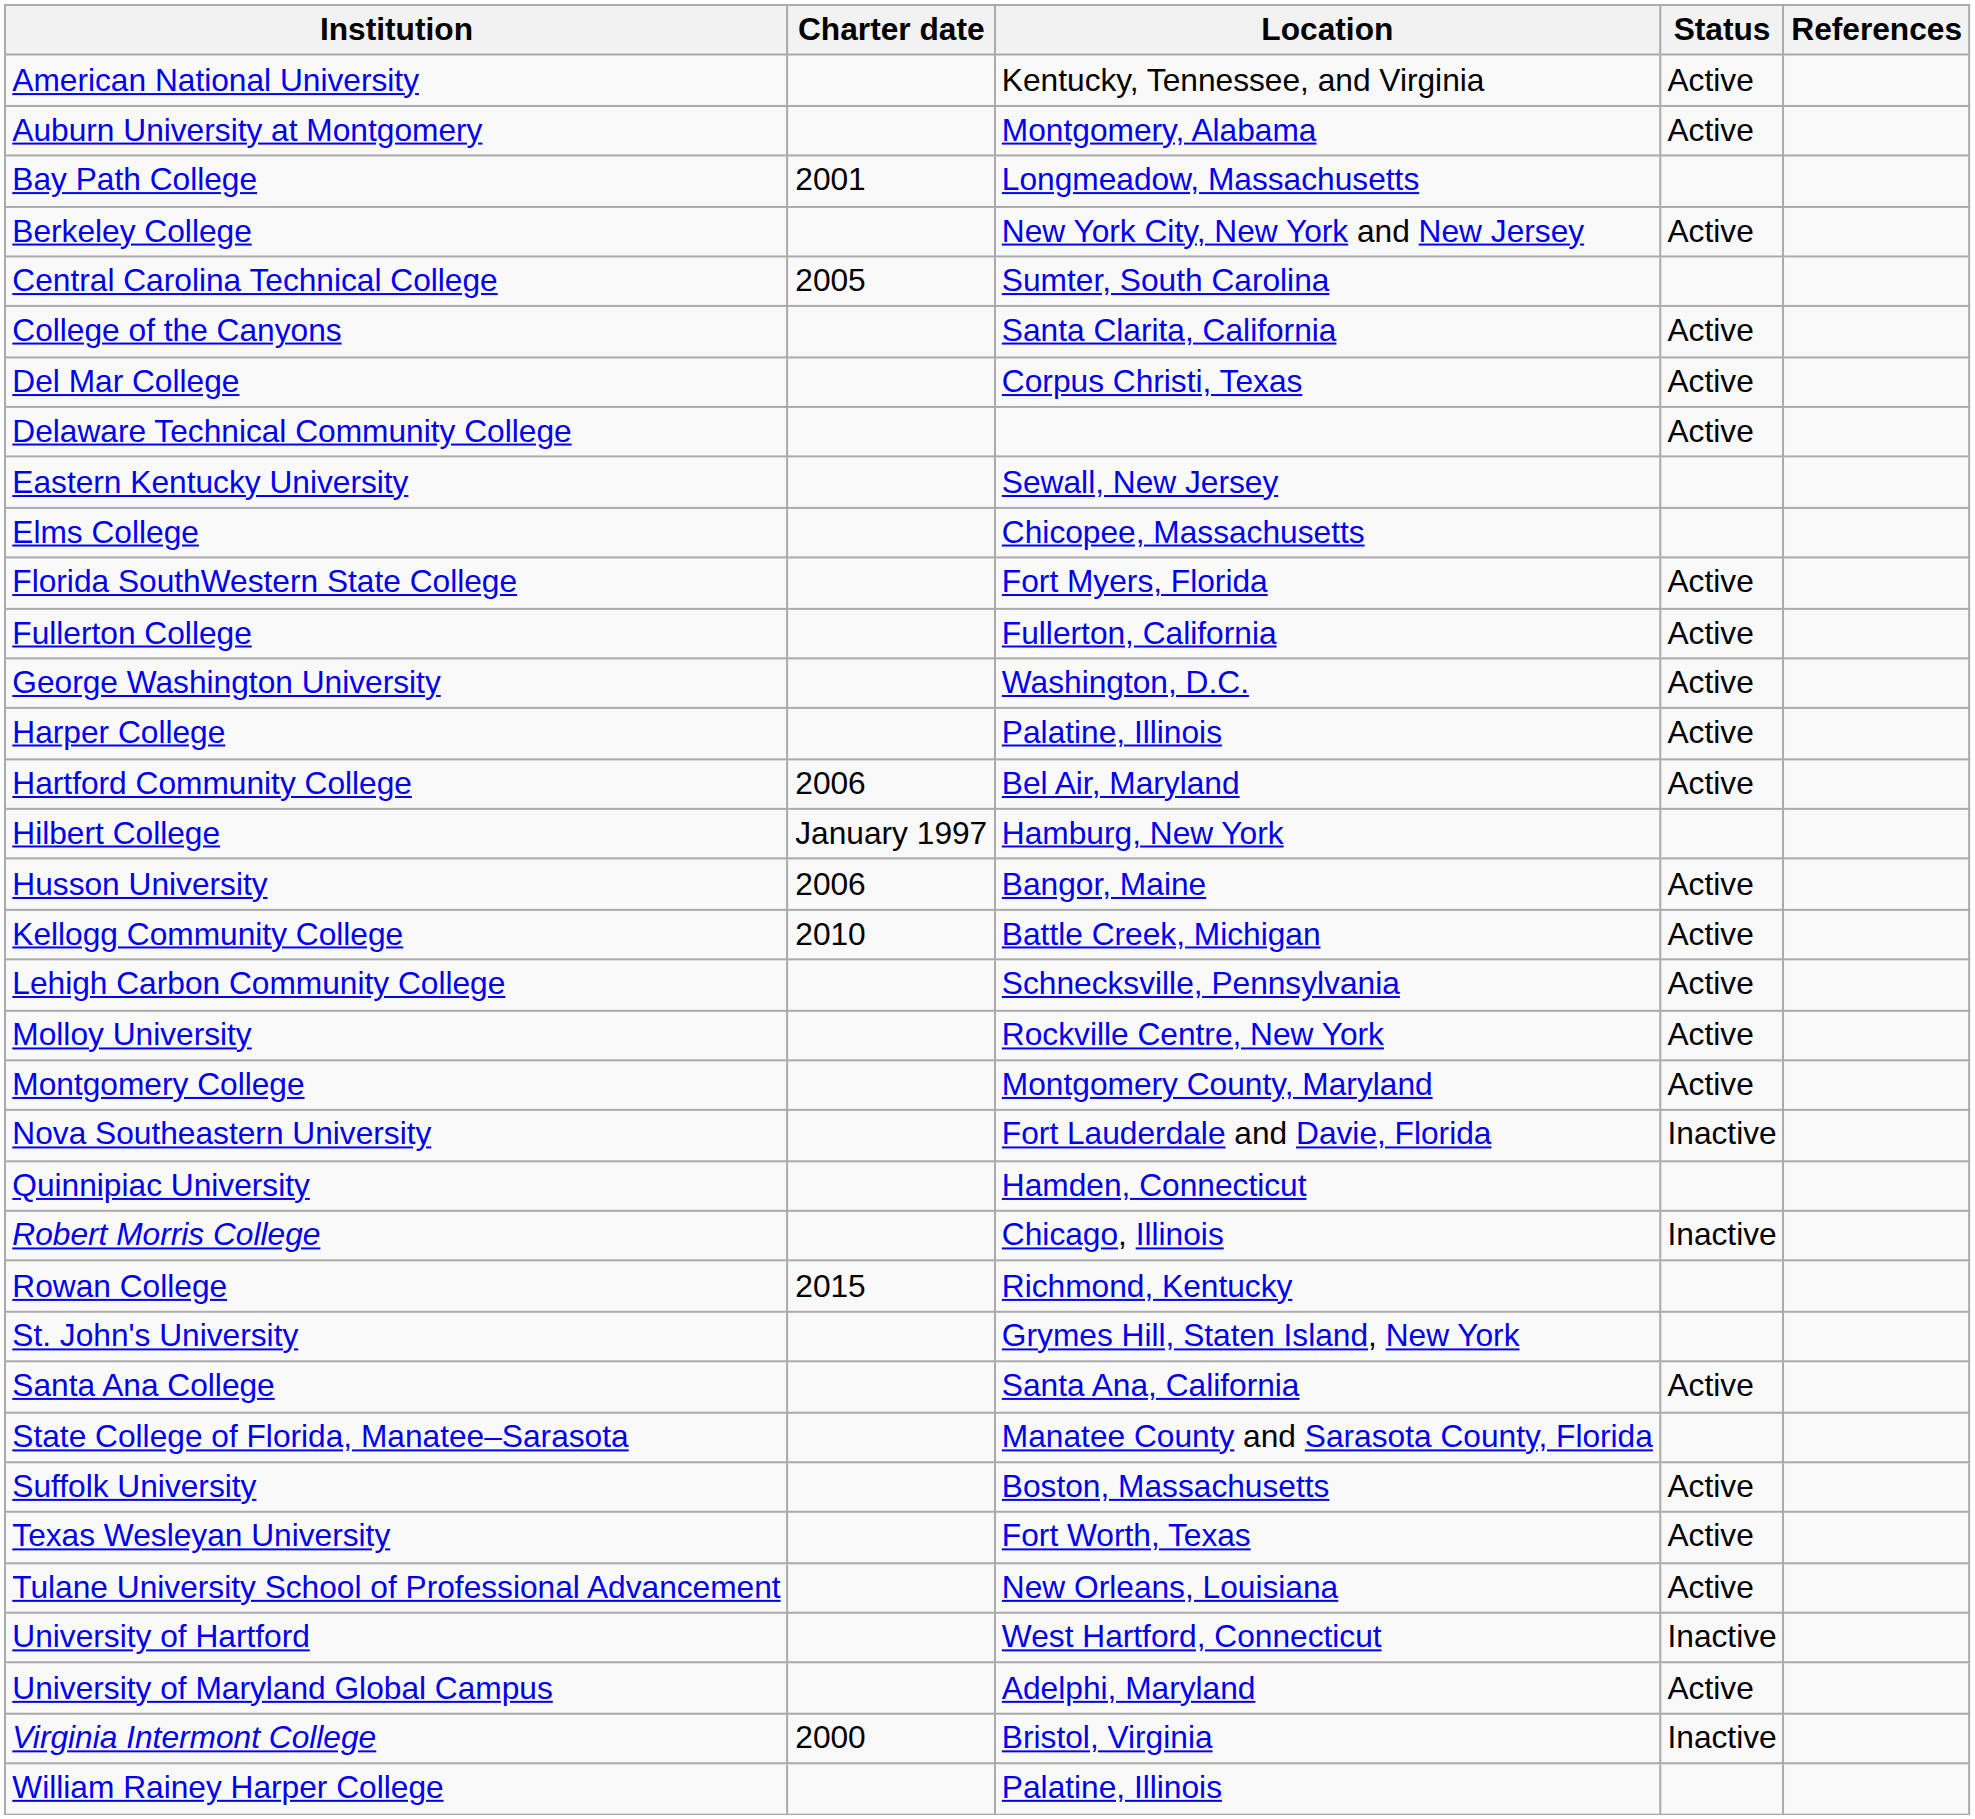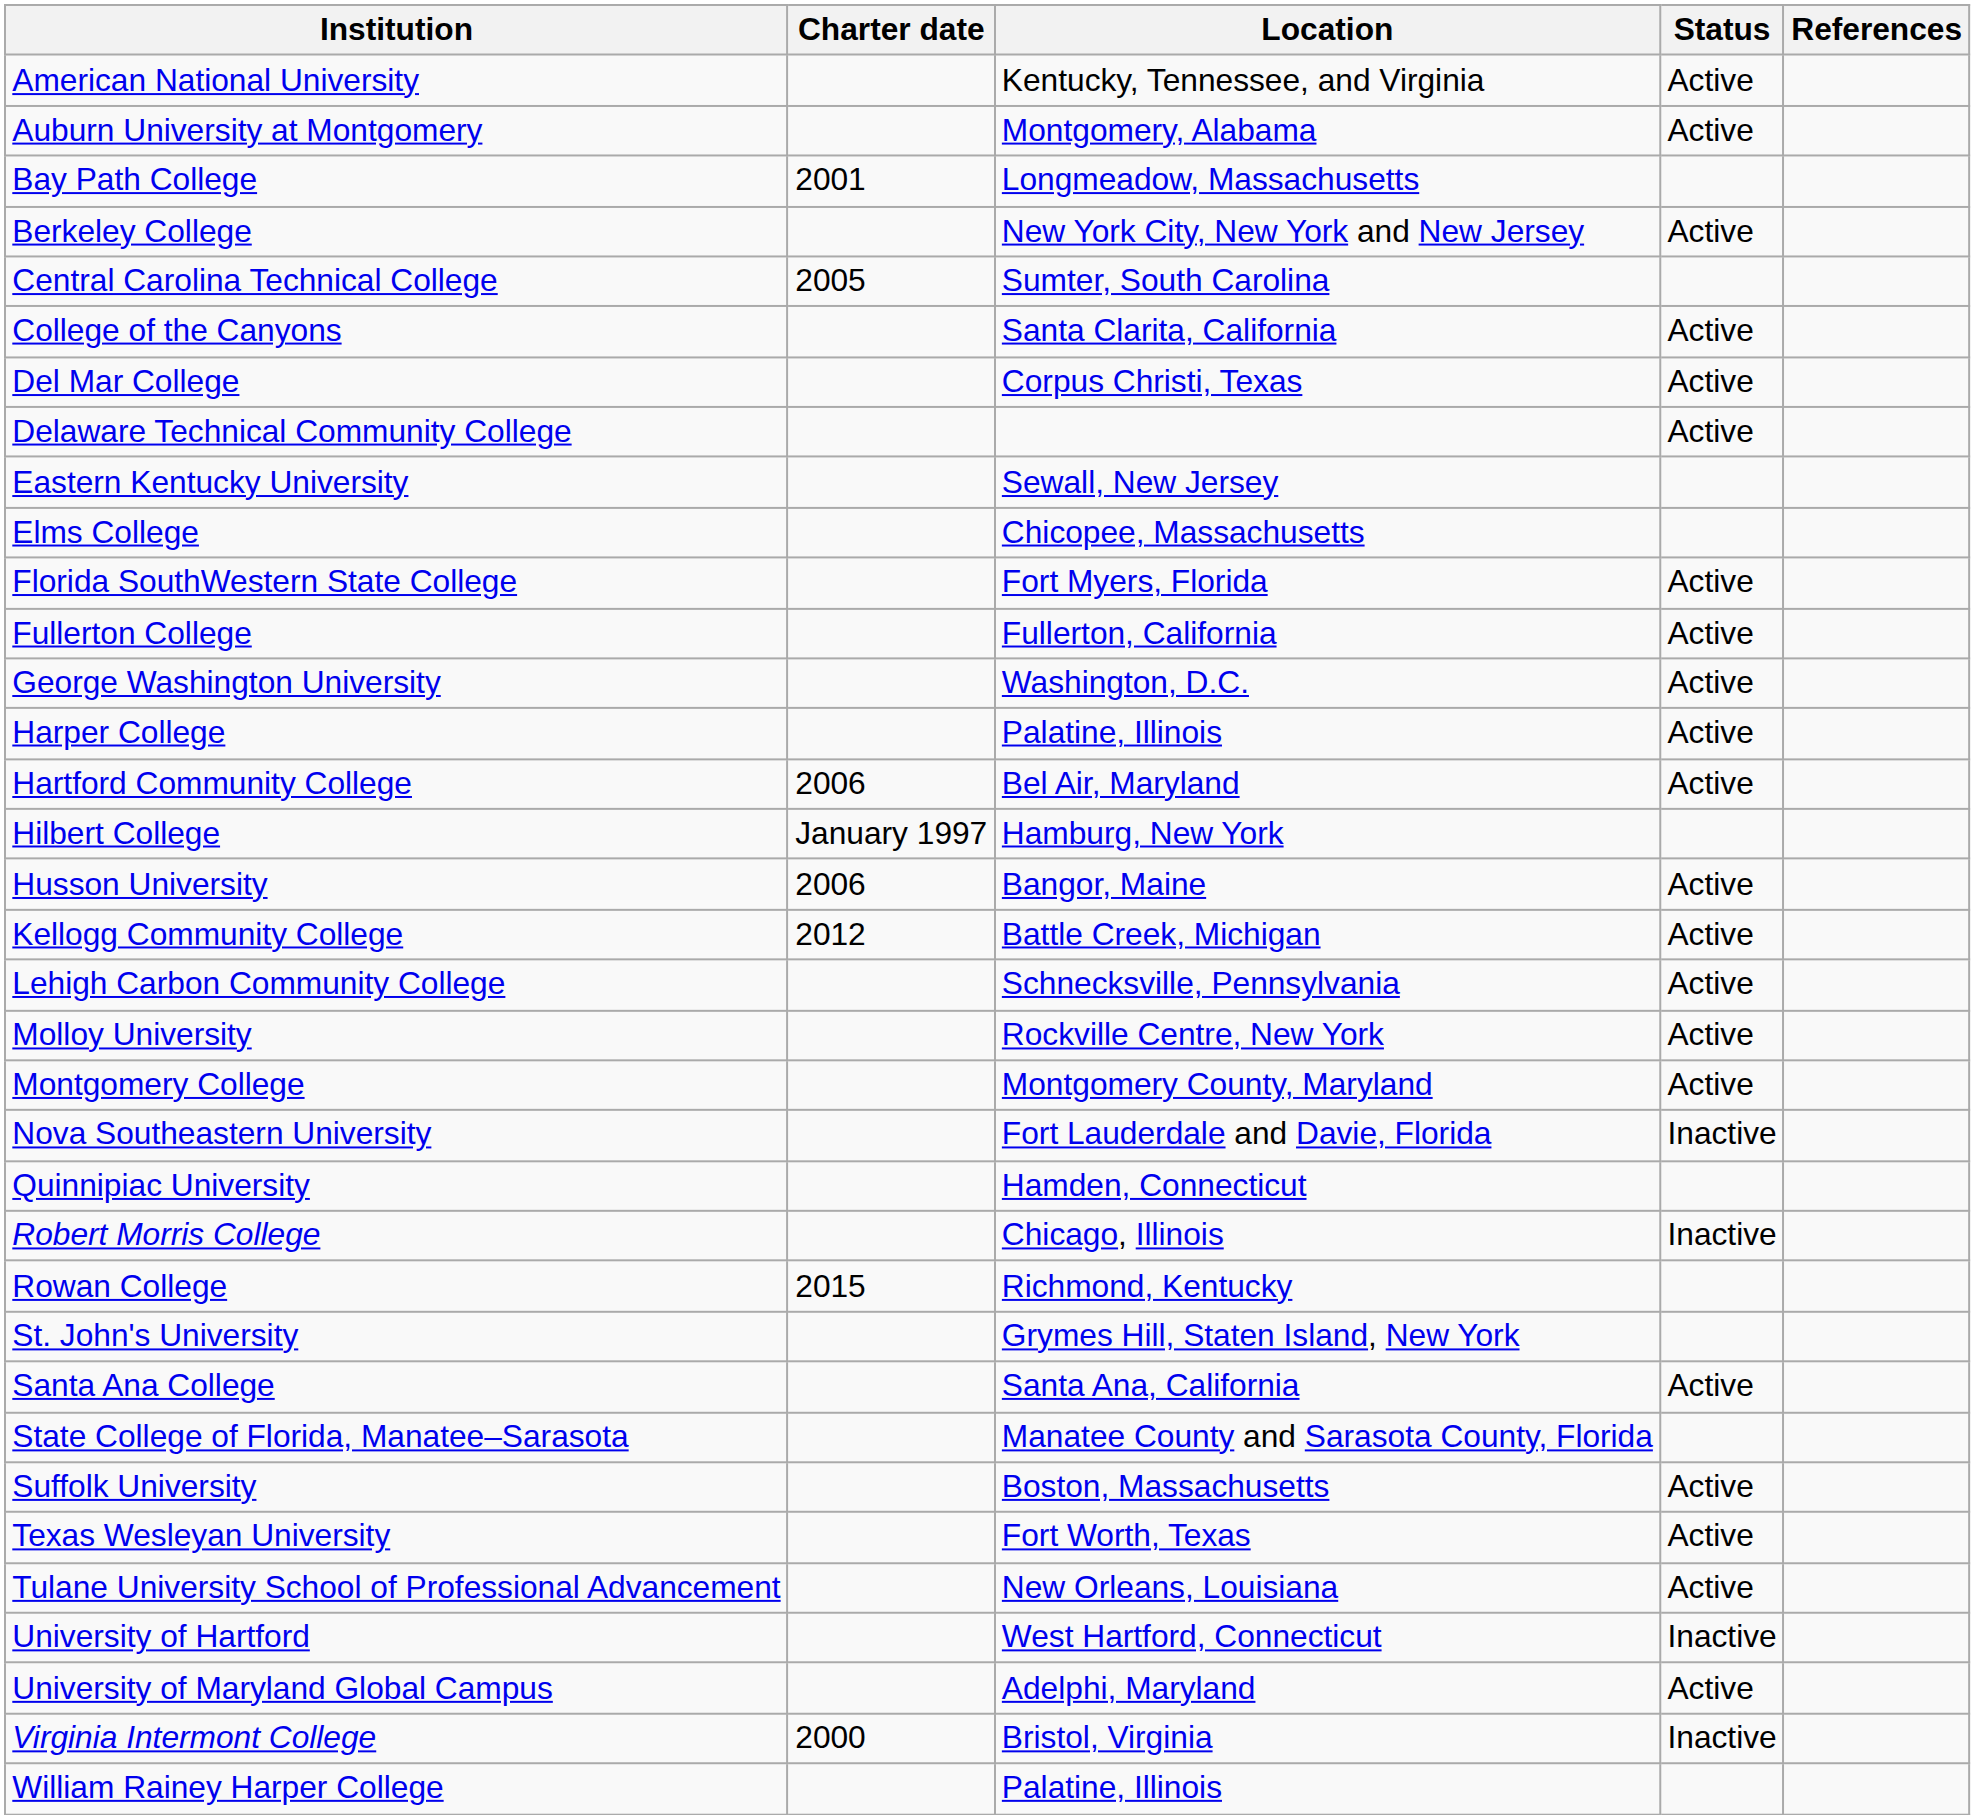(830, 933) 2010 -> (830, 933) 2012
